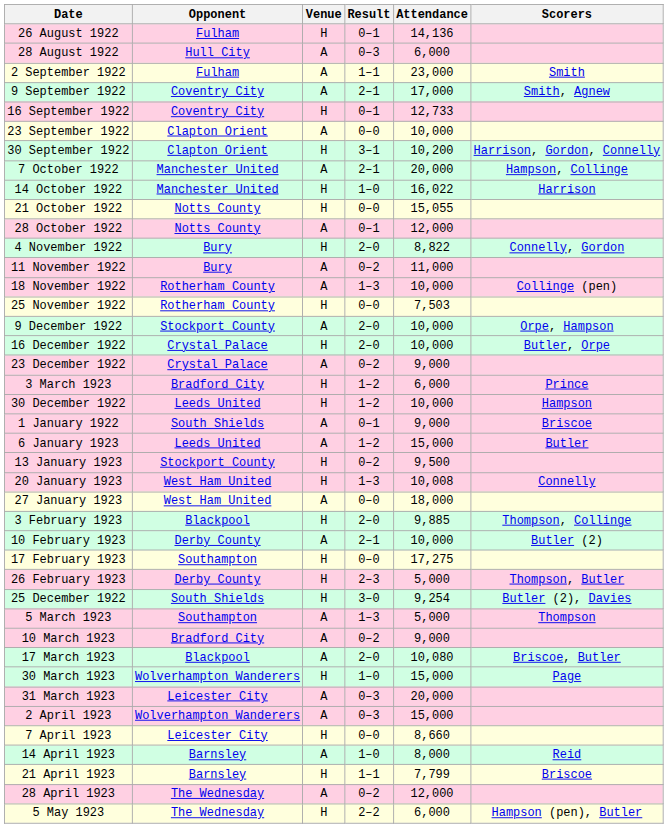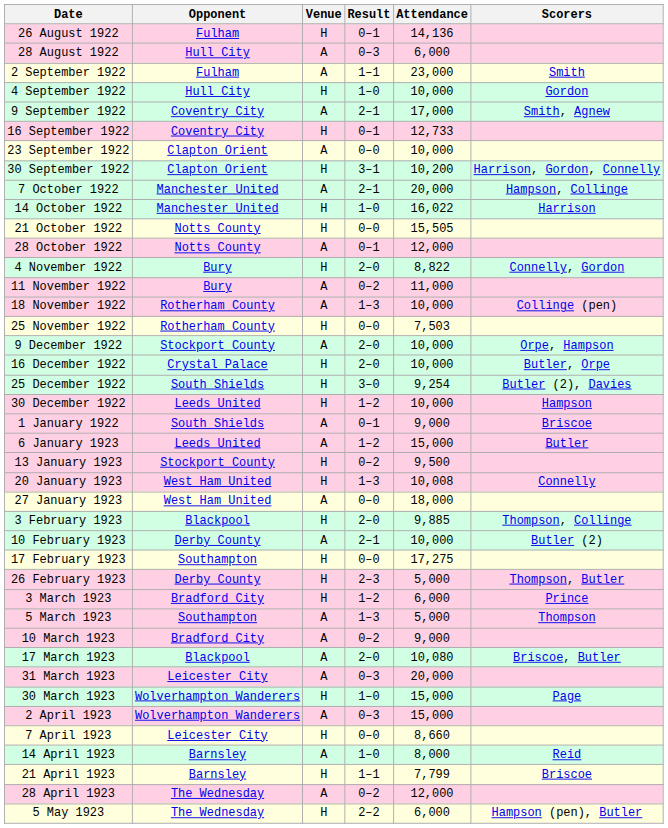+ row: (68, 92)
(432, 209) 15,055 -> (432, 229) 15,505
- row: (68, 365)
rows swapped: (68, 599) <-> (68, 385)
rows swapped: (68, 677) <-> (68, 696)
